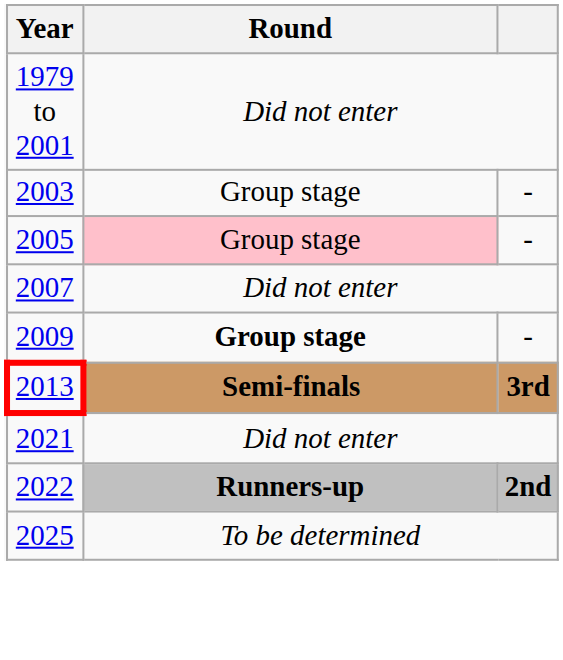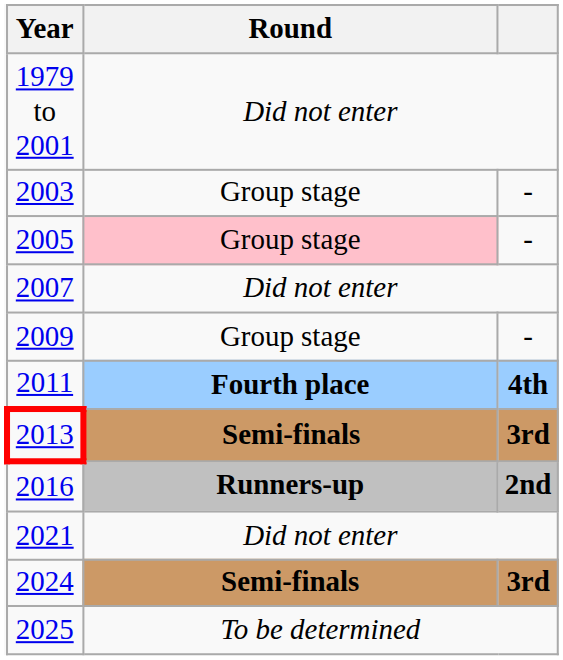(290, 336) bold -> (290, 335) normal
+ row: (45, 383)
+ row: (45, 487)
- row: (45, 487)
+ row: (45, 582)
